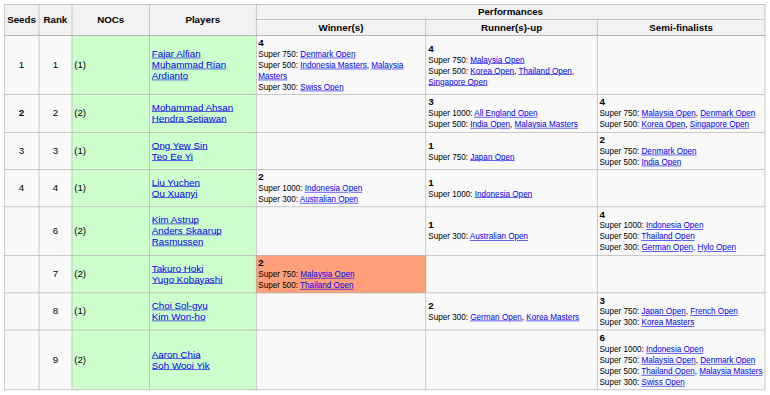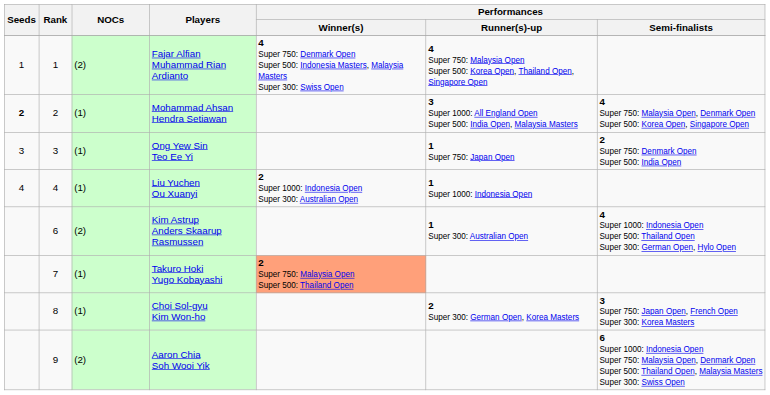(80, 65) (1) -> (80, 65) (2)
(80, 113) (2) -> (80, 113) (1)
(80, 274) (2) -> (80, 274) (1)
